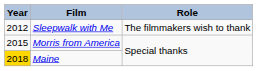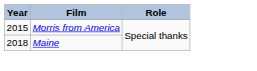- row: (73, 28)
(17, 58) gold background -> (17, 43) no background
